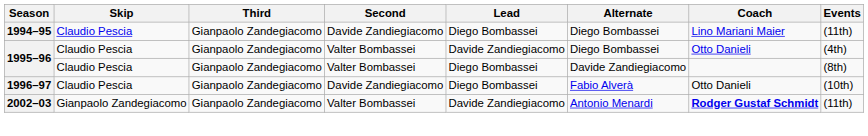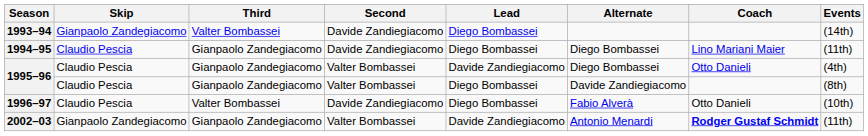+ row: (29, 31)
(257, 85) Gianpaolo Zandegiacomo -> (236, 103) Valter Bombassei
